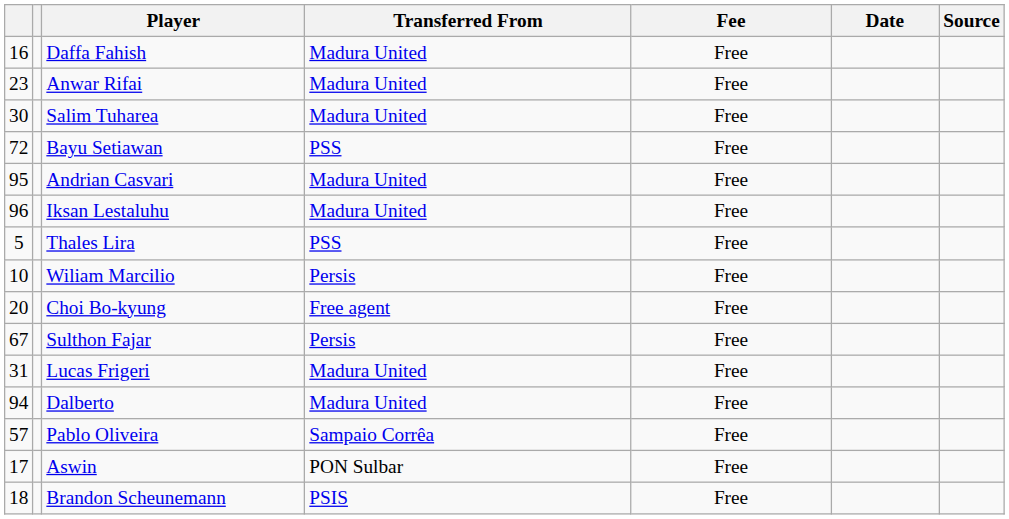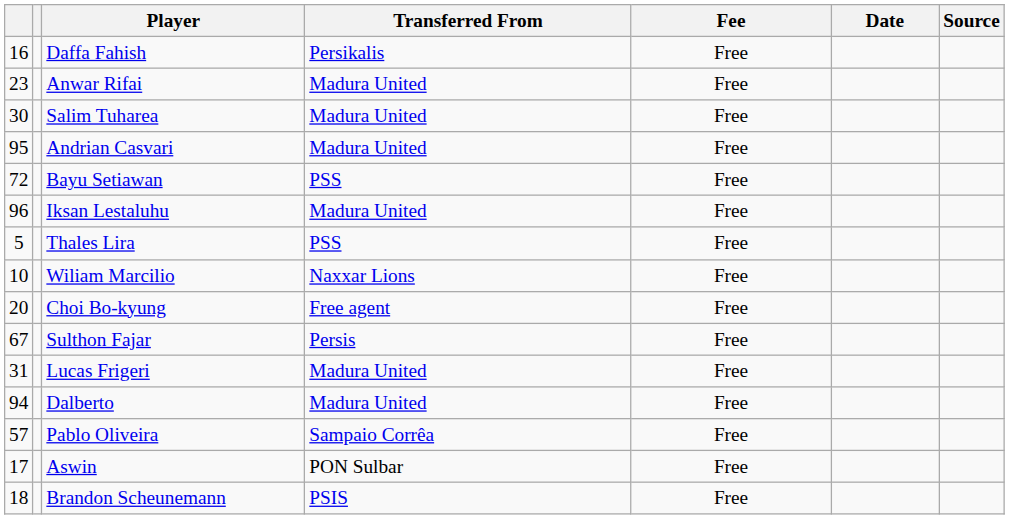(368, 52) Madura United -> (347, 52) Persikalis
rows swapped: (104, 147) <-> (110, 179)
(332, 275) Persis -> (362, 275) Naxxar Lions
